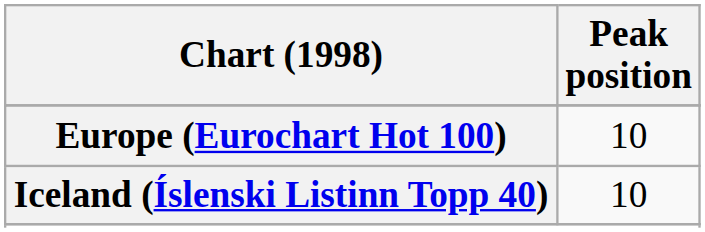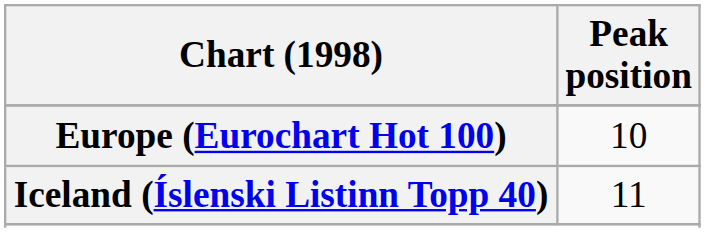(629, 194) 10 -> (629, 194) 11
